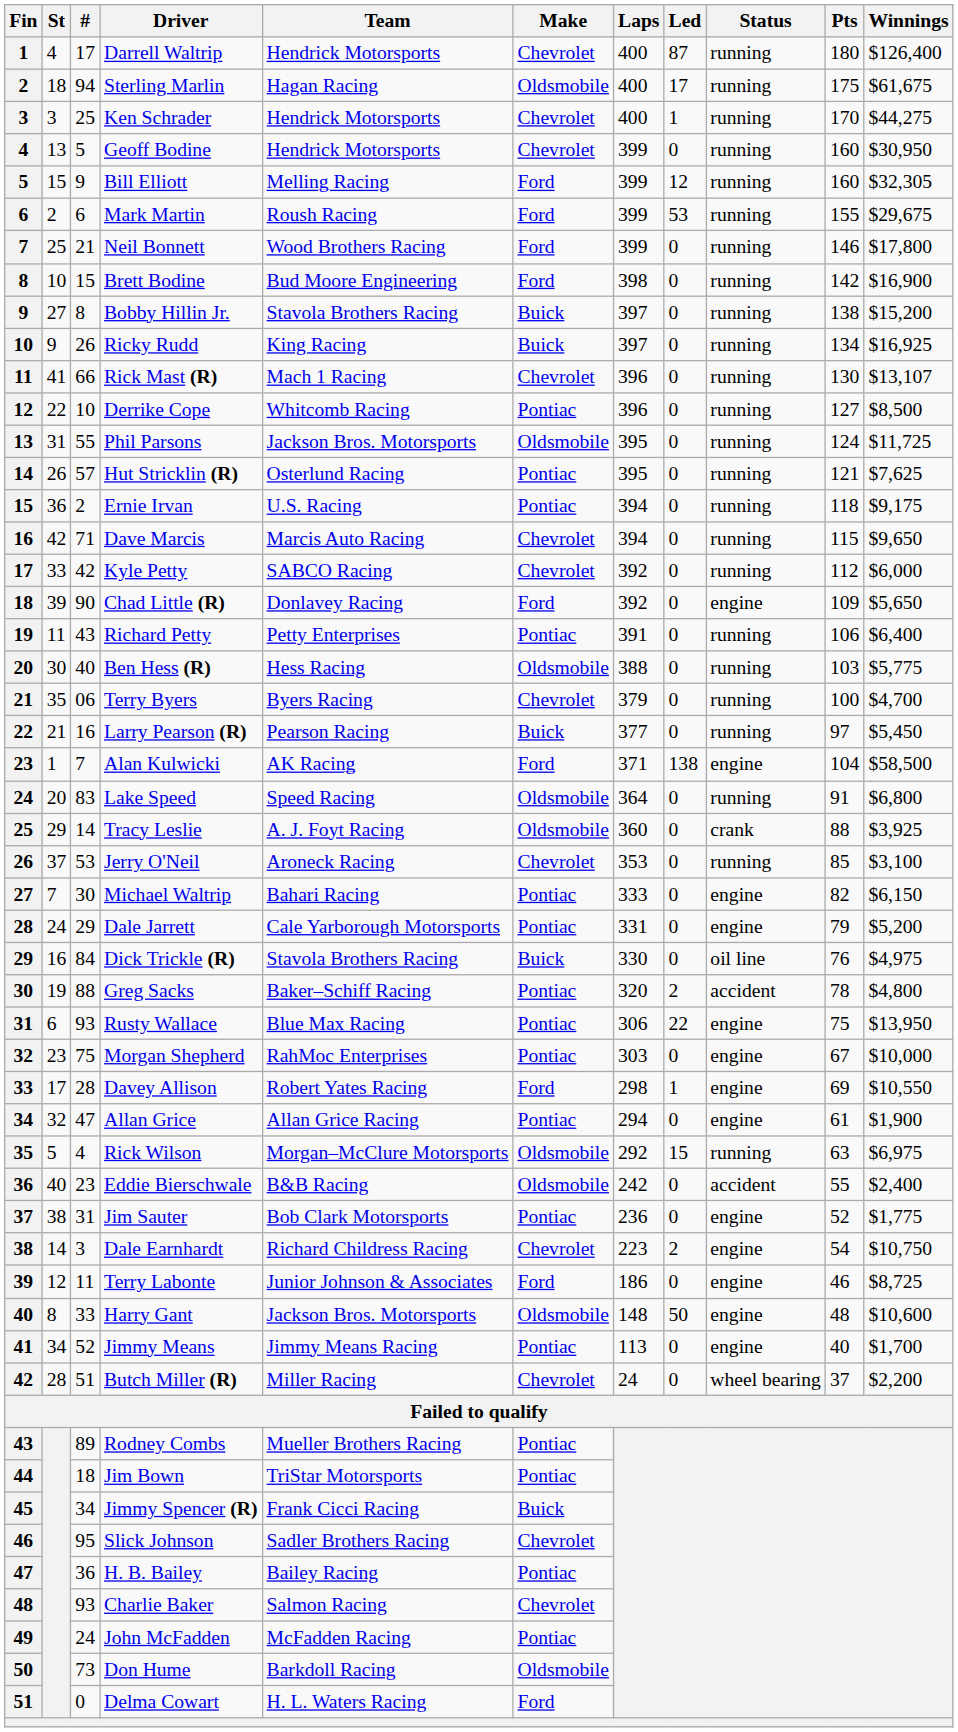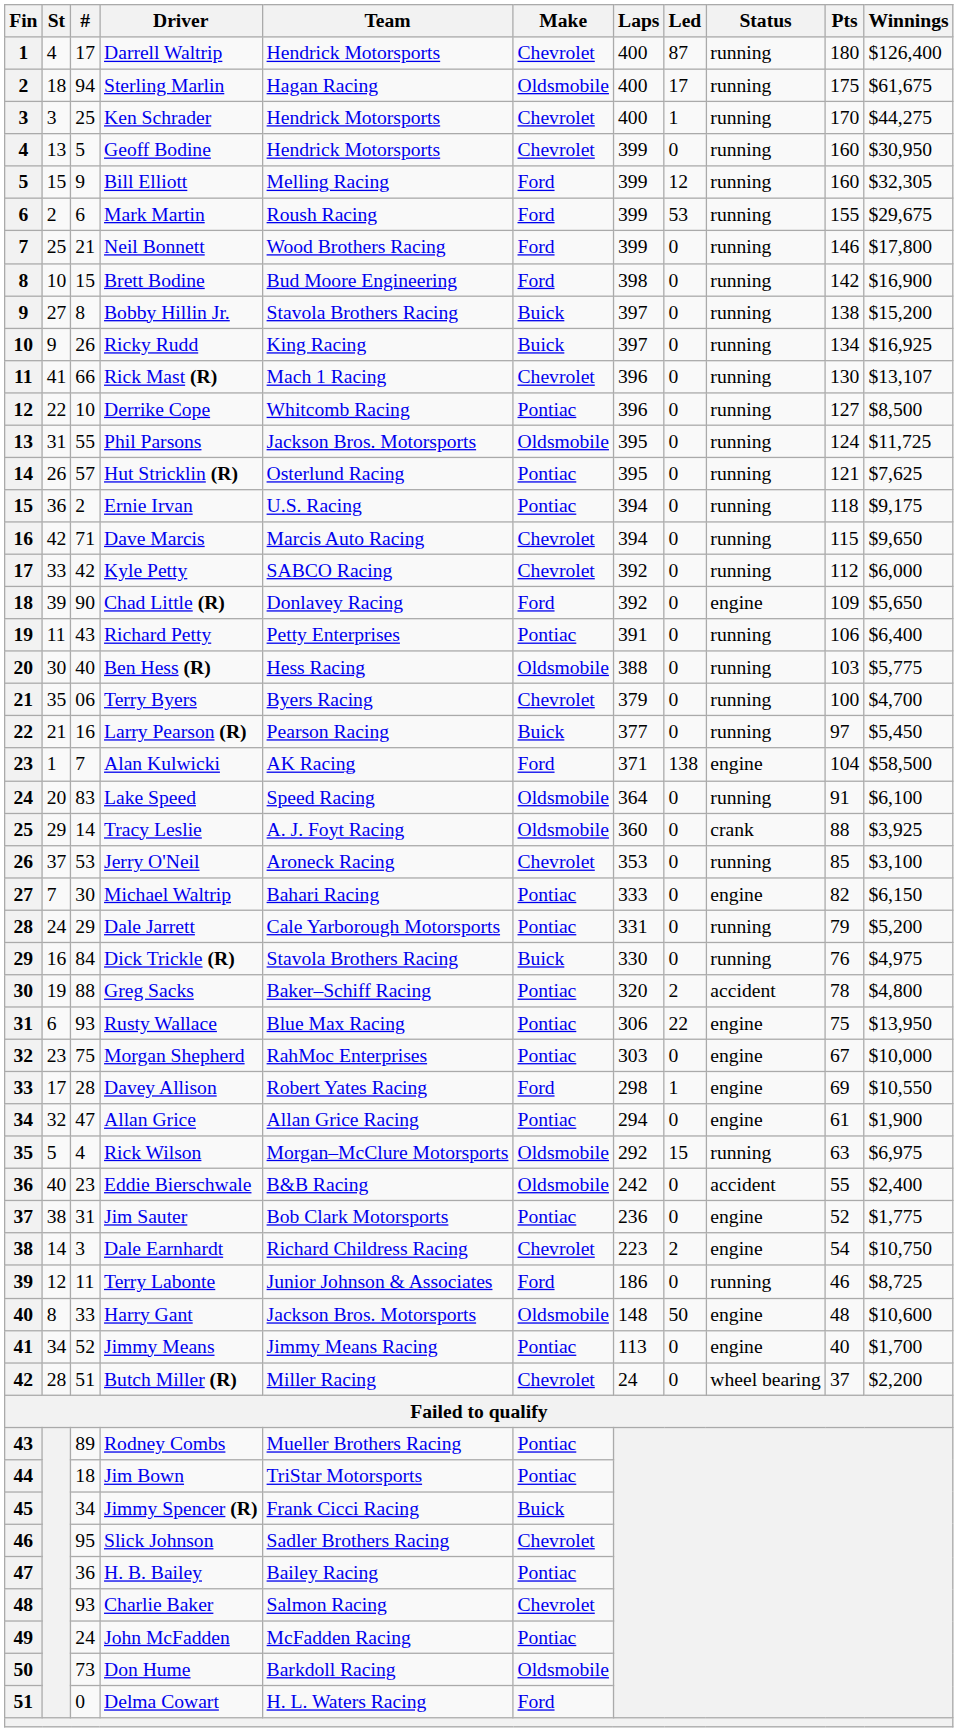(895, 796) $6,800 -> (895, 796) $6,100
(736, 926) engine -> (741, 926) running
(738, 958) oil line -> (741, 958) running
(736, 1281) engine -> (741, 1281) running
